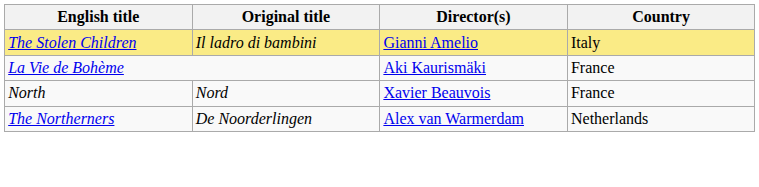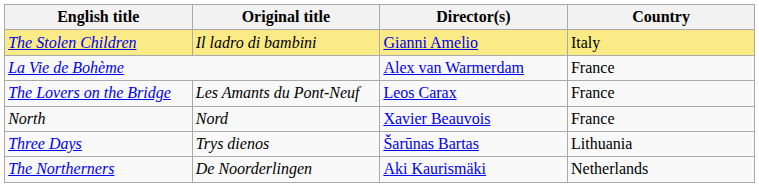(435, 67) Aki Kaurismäki -> (454, 67) Alex van Warmerdam
+ row: (90, 93)
+ row: (45, 144)
(454, 118) Alex van Warmerdam -> (435, 169) Aki Kaurismäki
